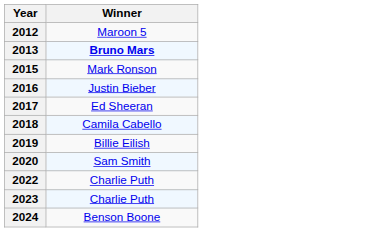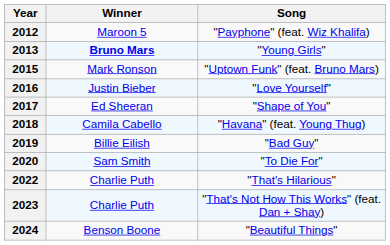+ column: (292, 13)
